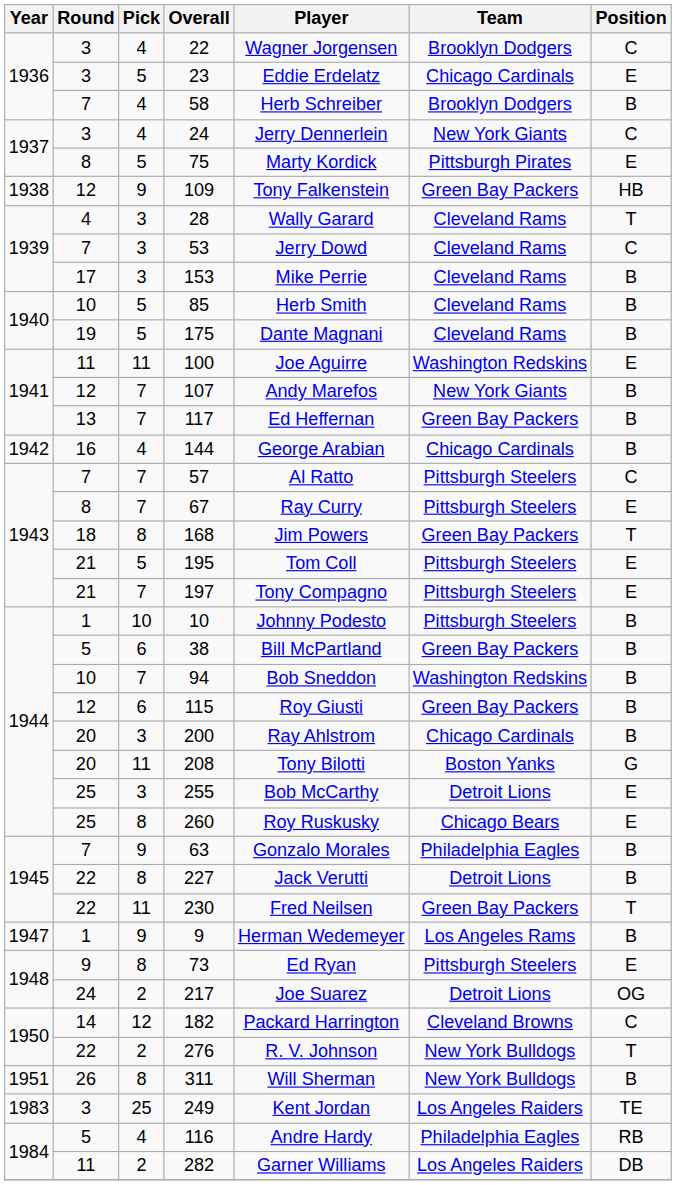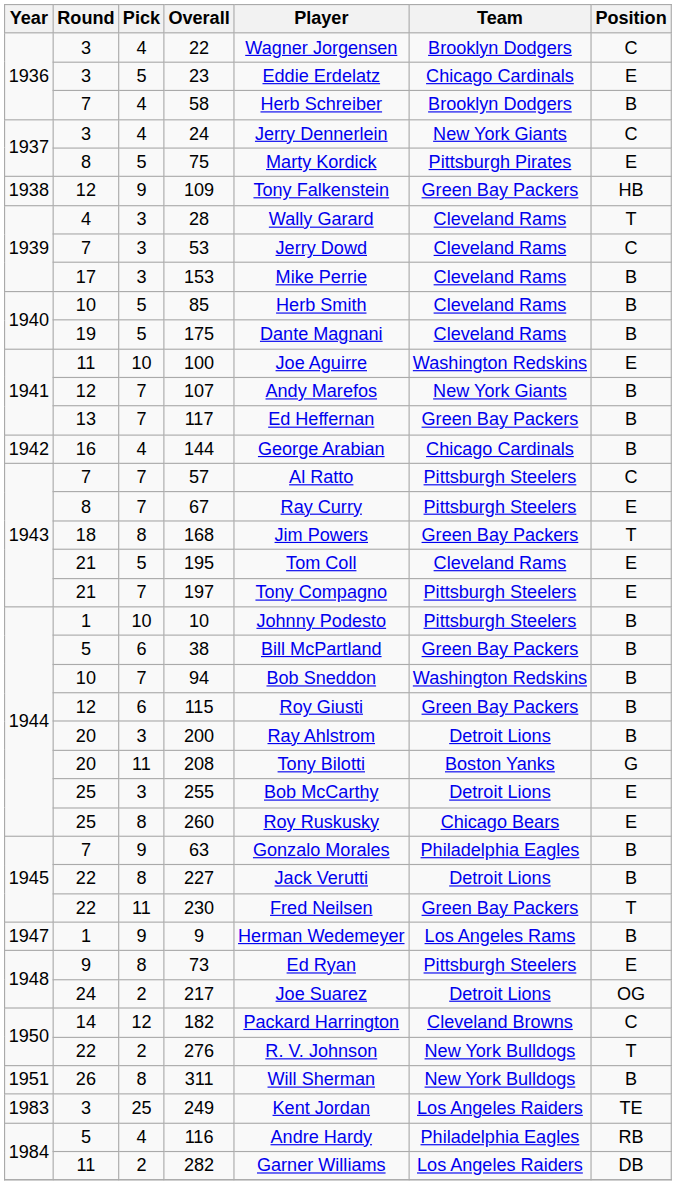(141, 362) 11 -> (141, 362) 10
(500, 563) Pittsburgh Steelers -> (500, 563) Cleveland Rams
(500, 735) Chicago Cardinals -> (500, 735) Detroit Lions
